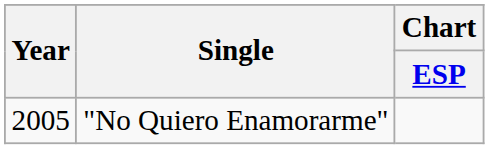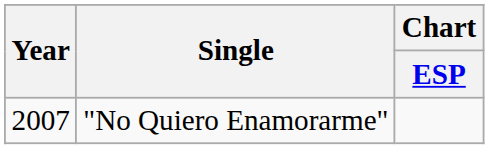(41, 119) 2005 -> (41, 119) 2007
